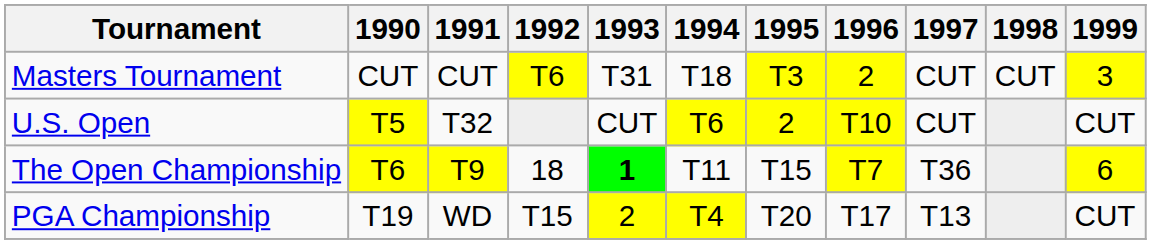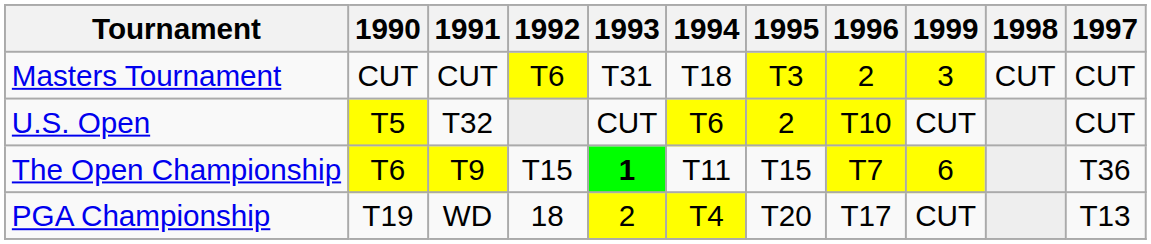columns swapped: (946, 29) <-> (1105, 29)
(547, 169) 18 -> (547, 169) T15
(547, 216) T15 -> (547, 216) 18
